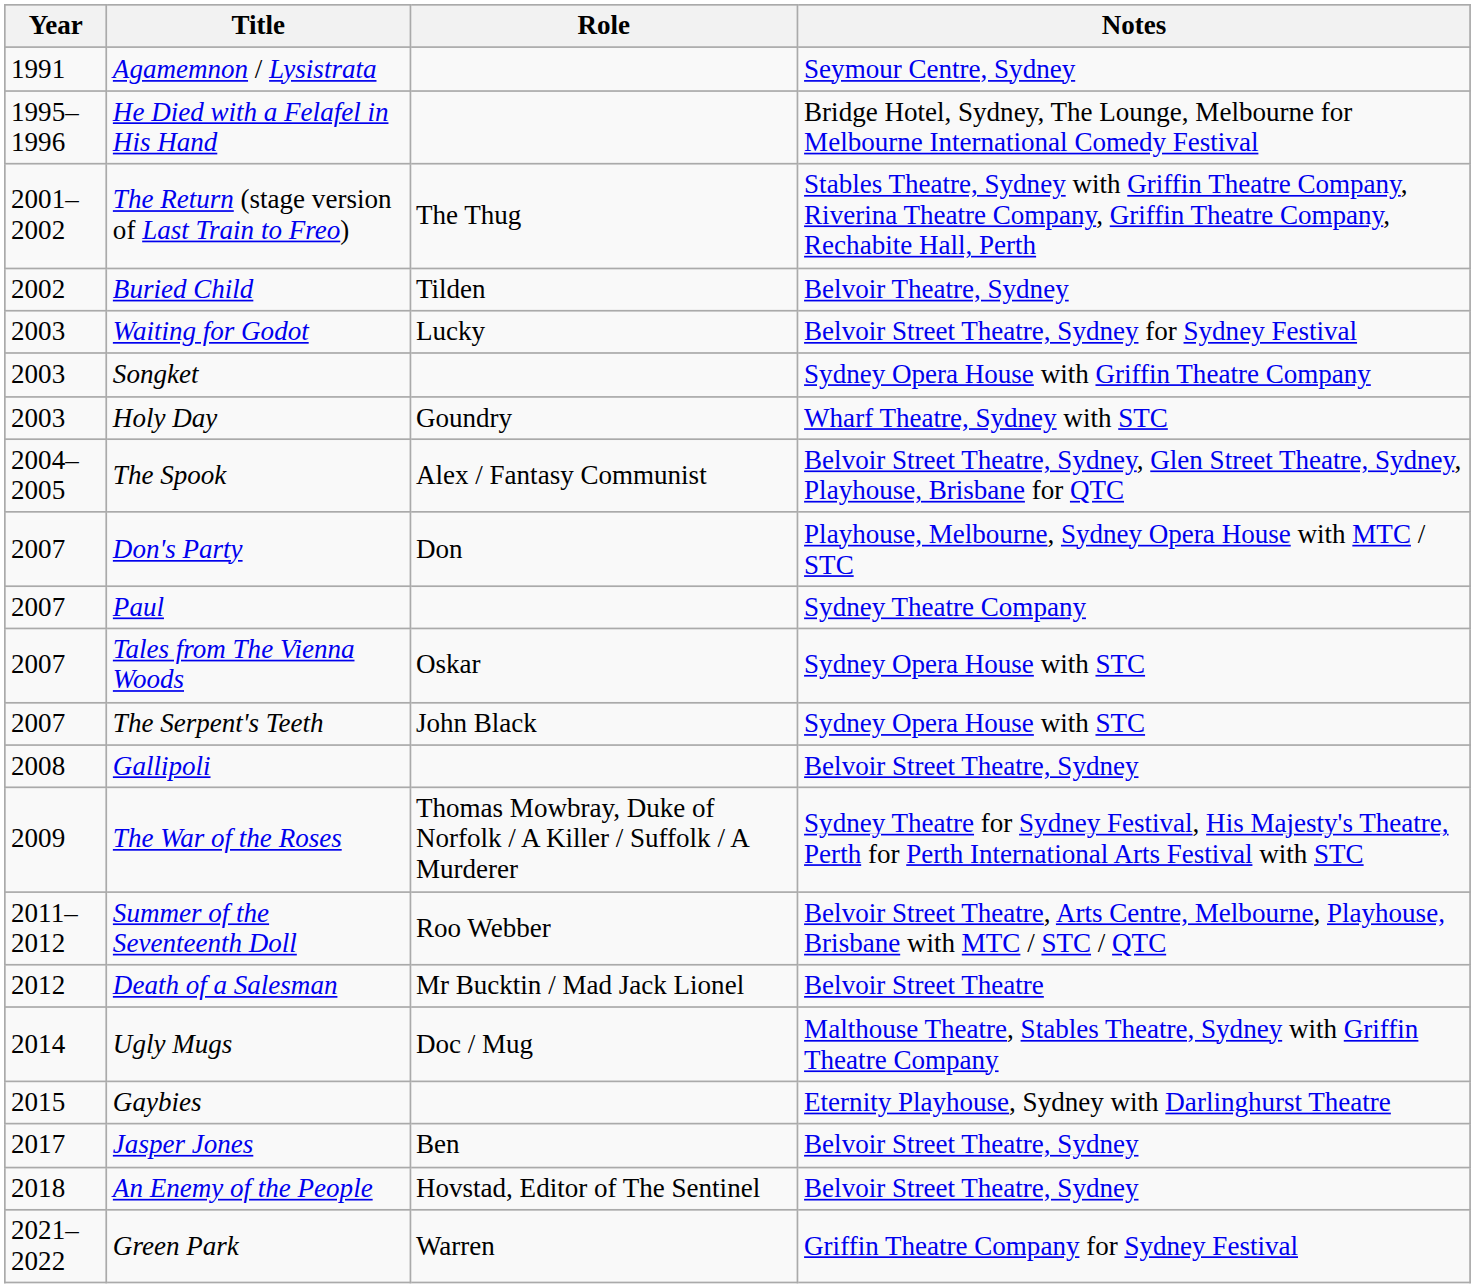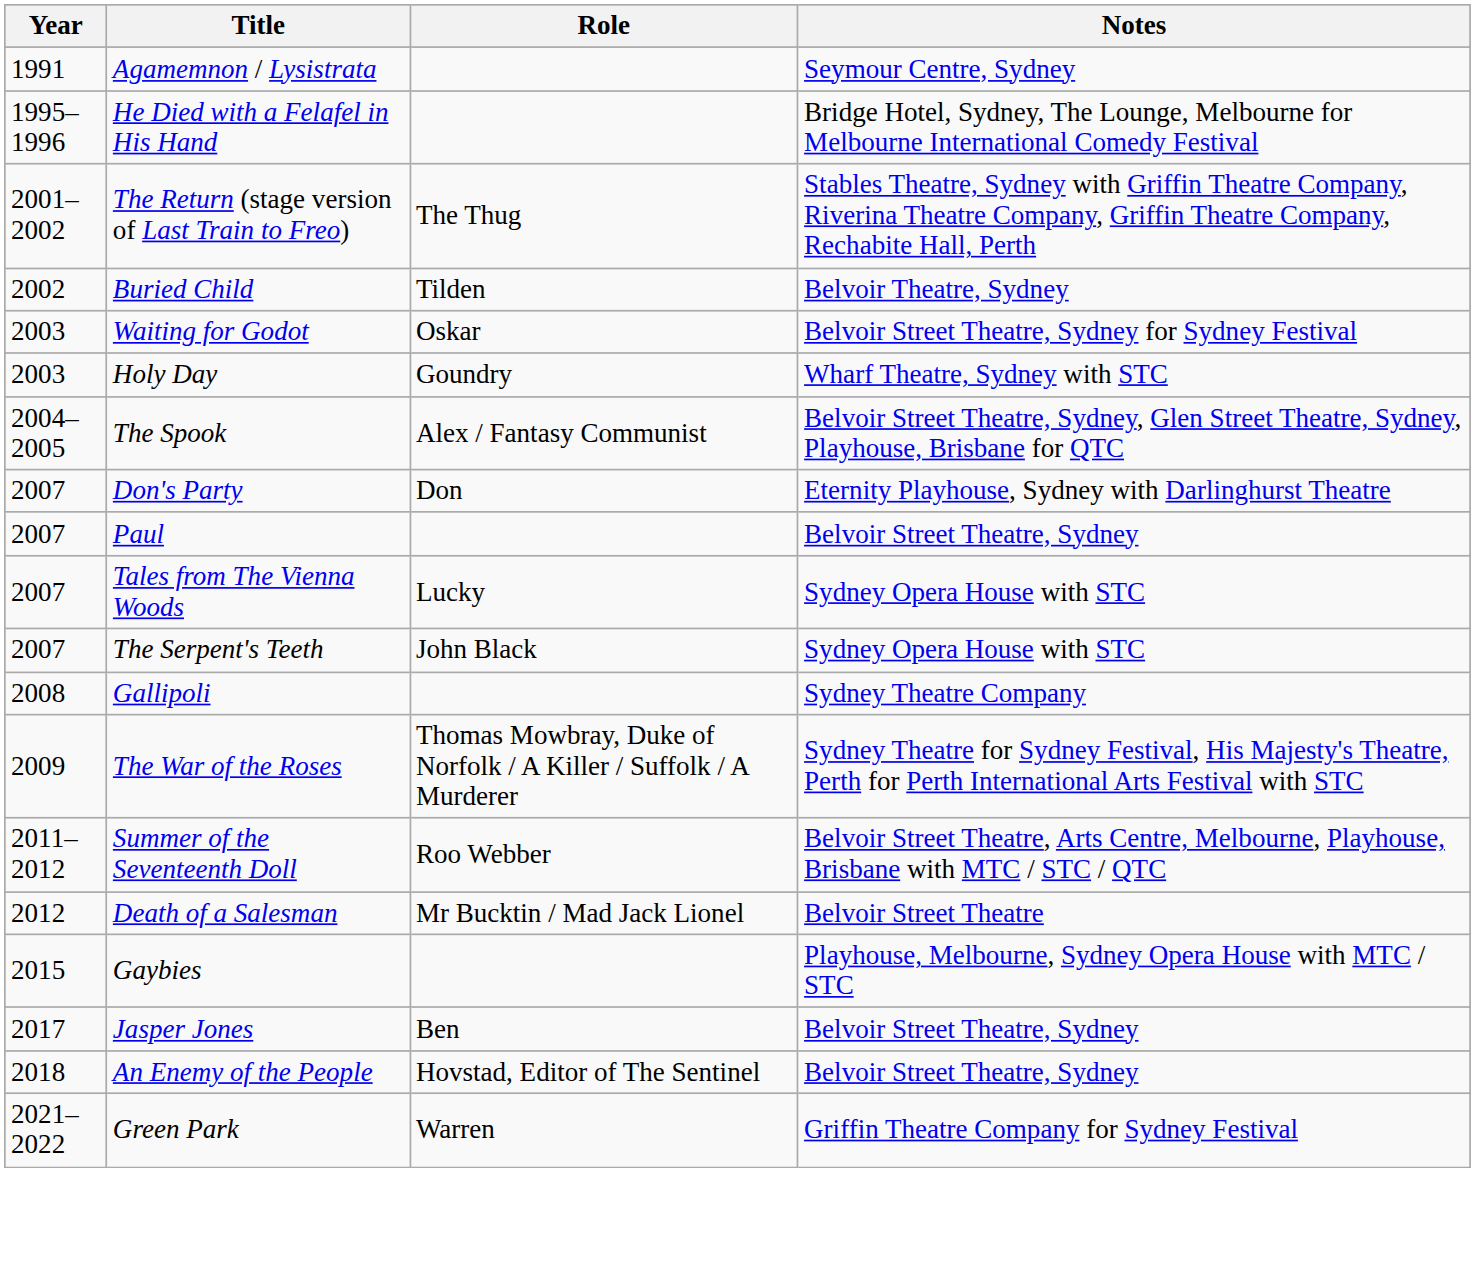(451, 331) Lucky -> (448, 331) Oskar
- row: (156, 374)
(1115, 548) Playhouse, Melbourne, Sydney Opera House with MTC / STC -> (1097, 490) Eternity Playhouse, Sydney with Darlinghurst Theatre
(945, 606) Sydney Theatre Company -> (971, 533) Belvoir Street Theatre, Sydney
(448, 664) Oskar -> (451, 591) Lucky
(971, 765) Belvoir Street Theatre, Sydney -> (945, 692) Sydney Theatre Company
- row: (173, 1043)
(1097, 1102) Eternity Playhouse, Sydney with Darlinghurst Theatre -> (1115, 970) Playhouse, Melbourne, Sydney Opera House with MTC / STC
